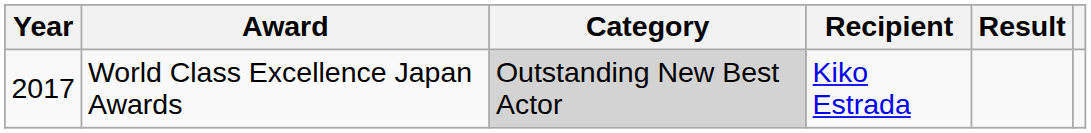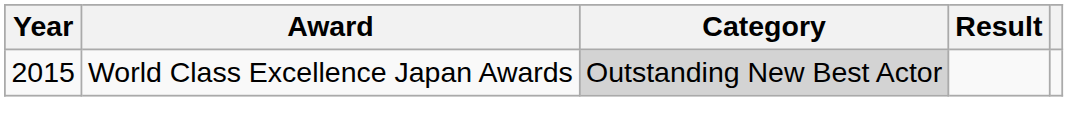- column: (889, 27)
(43, 88) 2017 -> (43, 72) 2015
